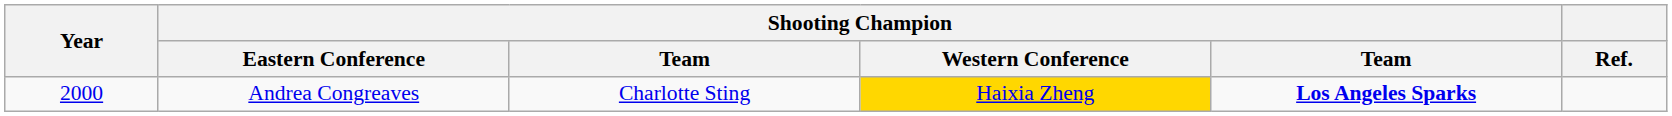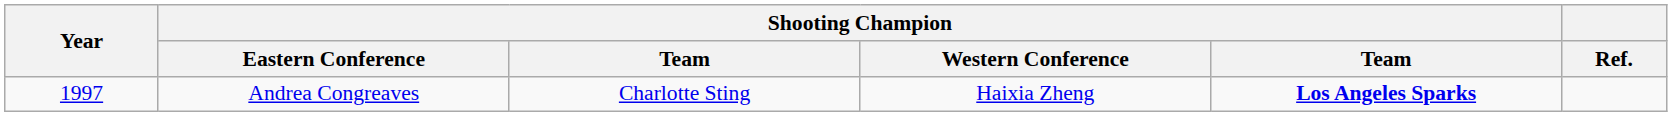(82, 93) 2000 -> (82, 93) 1997
(1035, 93) gold background -> (1035, 93) no background
